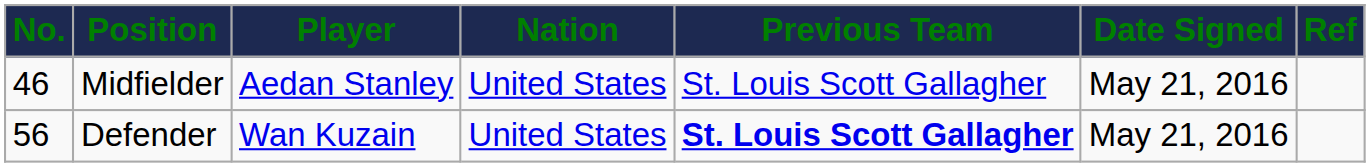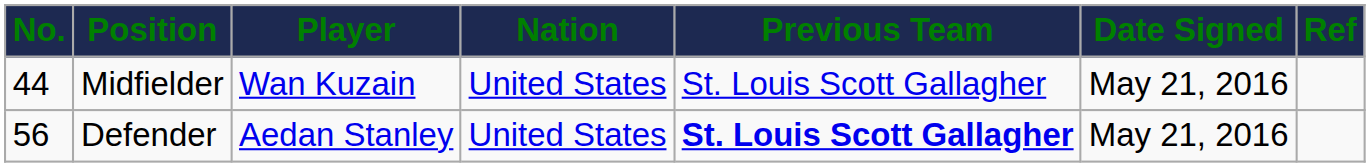(31, 82) 46 -> (31, 82) 44
(346, 82) Aedan Stanley -> (327, 82) Wan Kuzain
(327, 135) Wan Kuzain -> (346, 135) Aedan Stanley
